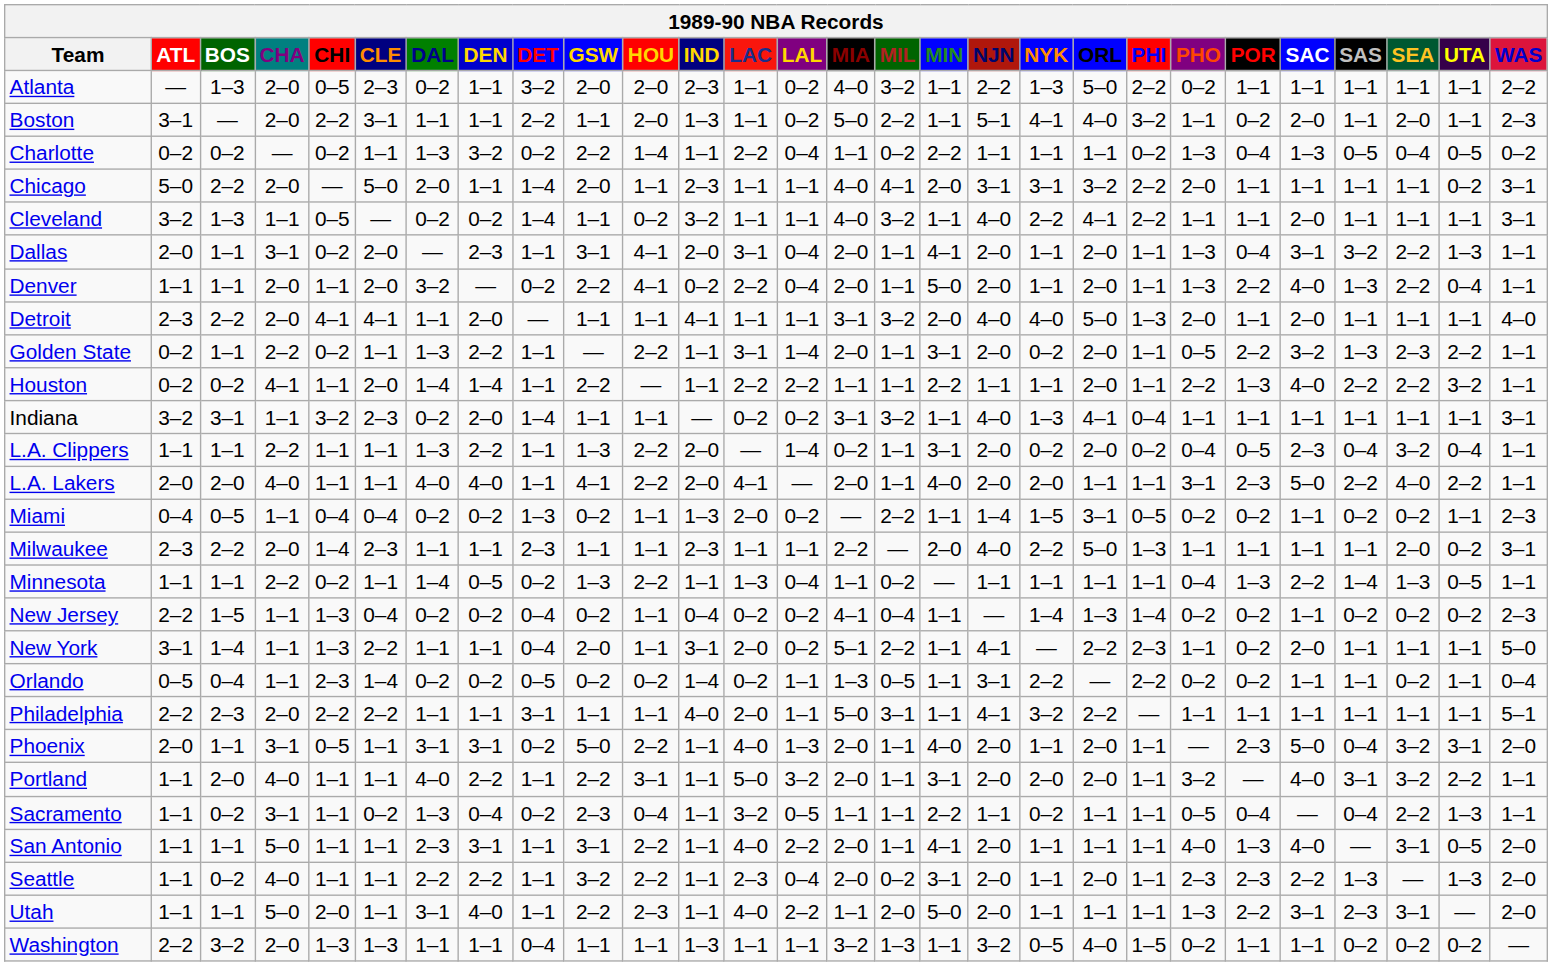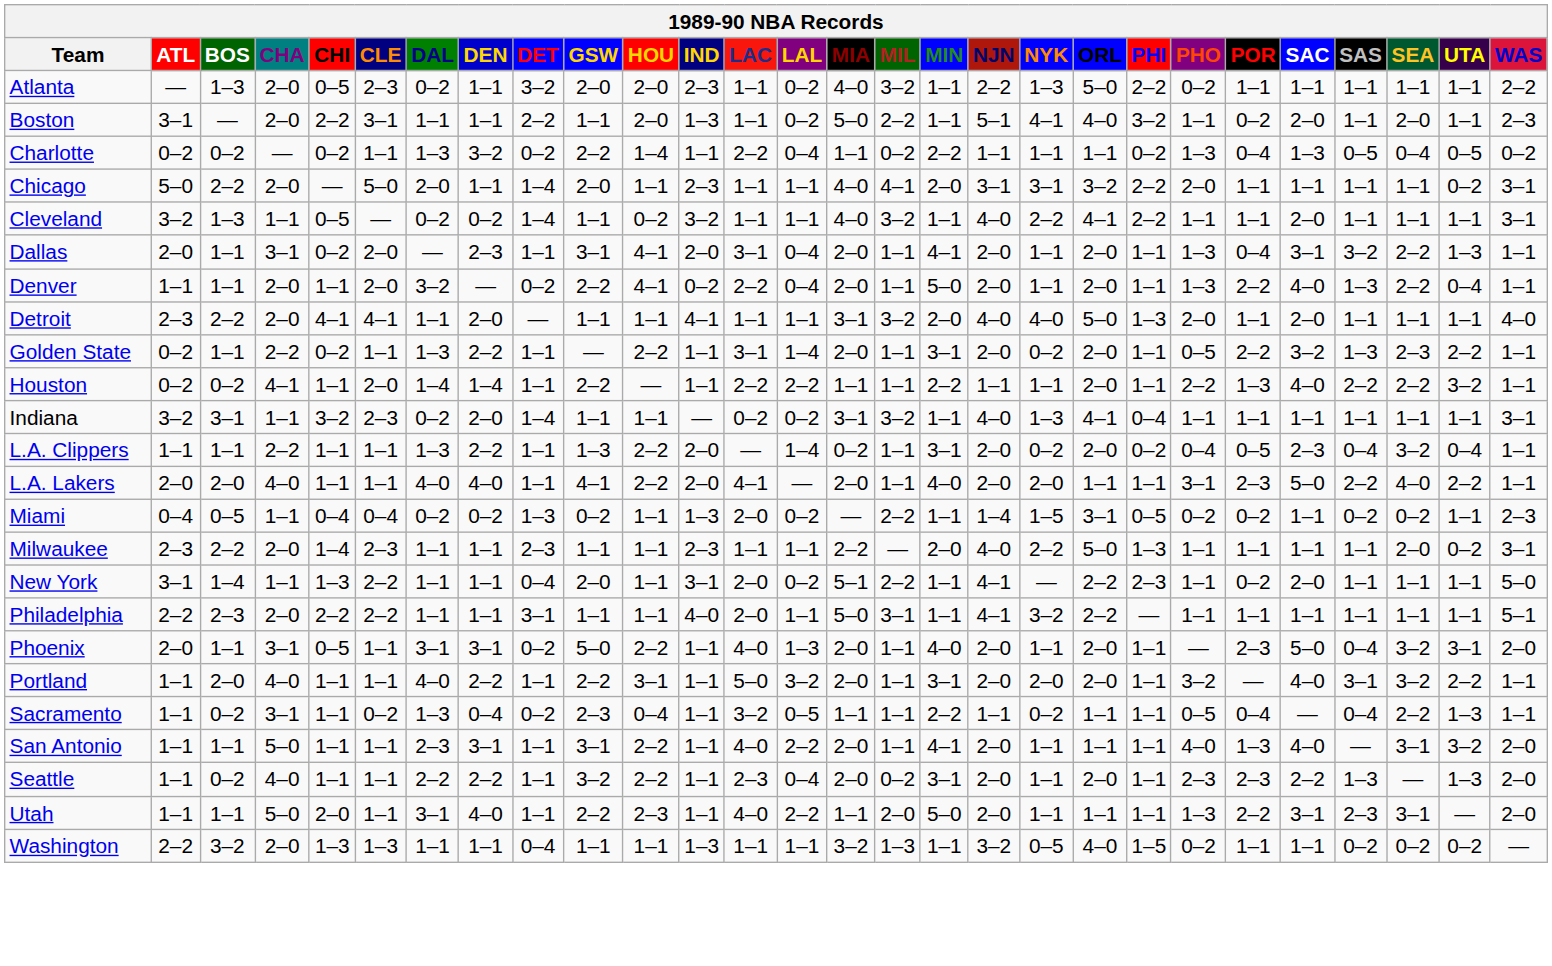- row: (58, 582)
- row: (64, 615)
- row: (47, 681)
(1465, 845) 0–5 -> (1465, 747) 3–2
